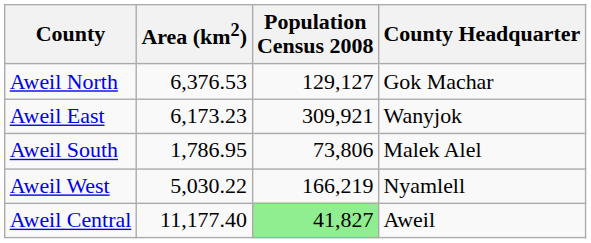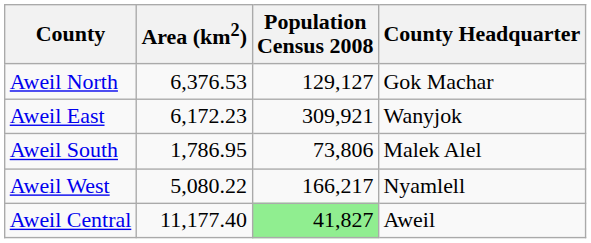(209, 116) 6,173.23 -> (209, 116) 6,172.23
(209, 185) 5,030.22 -> (209, 185) 5,080.22
(338, 185) 166,219 -> (338, 185) 166,217
